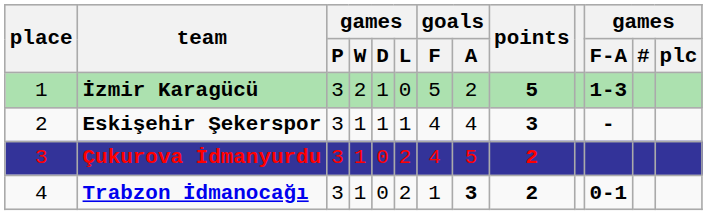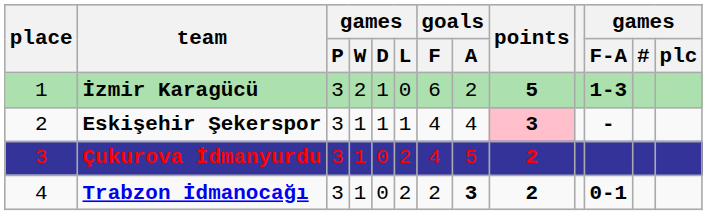(435, 90) 5 -> (435, 90) 6
(532, 124) no background -> (532, 124) pink background
(435, 192) 1 -> (435, 192) 2
